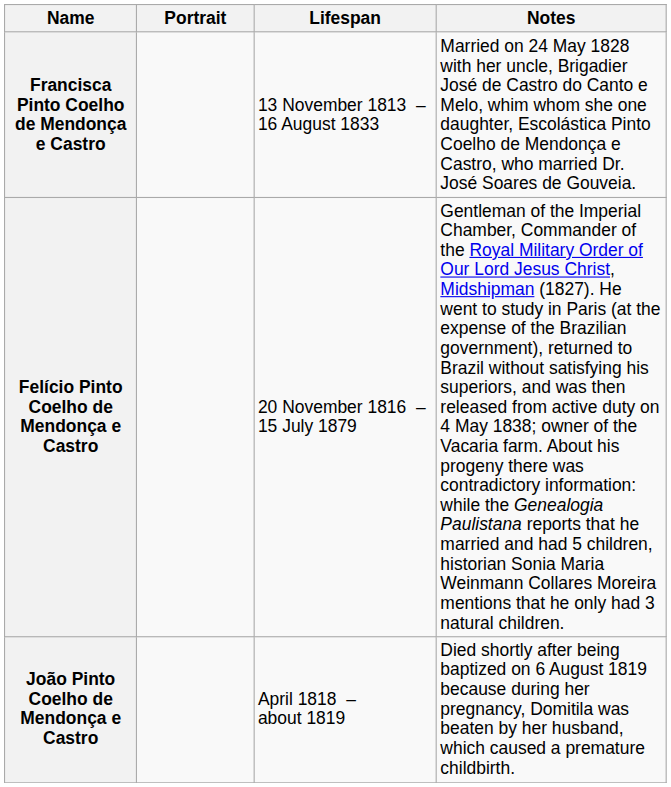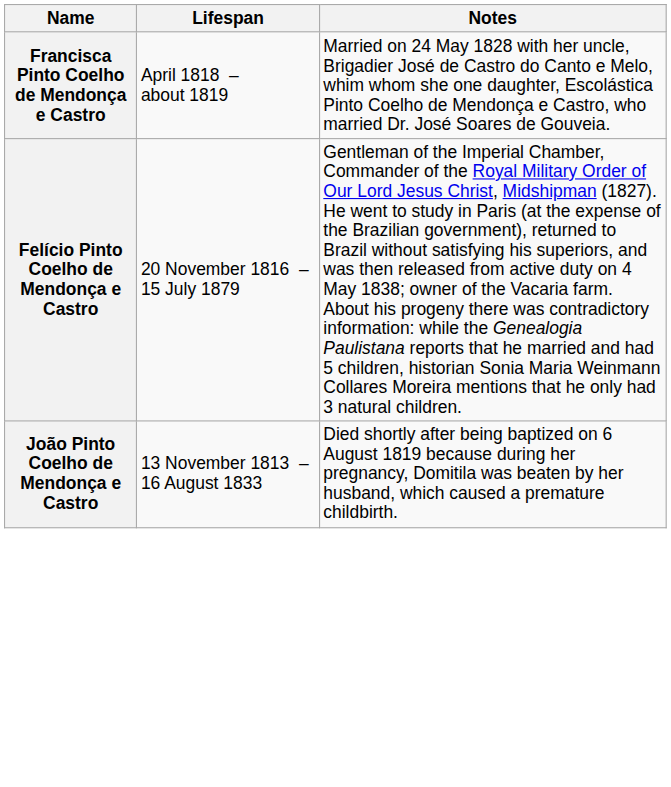- column: (195, 18)
(342, 114) 13 November 1813 – 16 August 1833 -> (190, 85) April 1818 – about 1819
(307, 709) April 1818 – about 1819 -> (225, 474) 13 November 1813 – 16 August 1833
